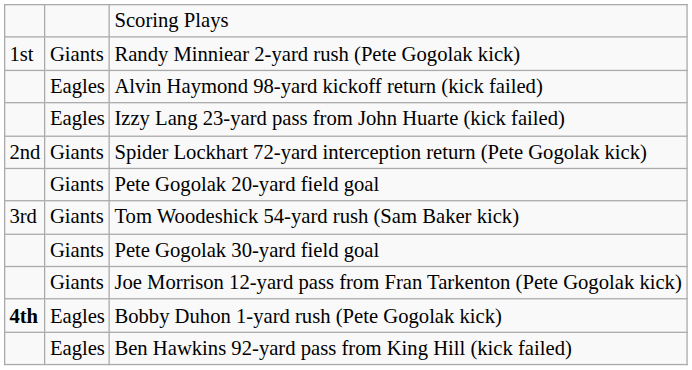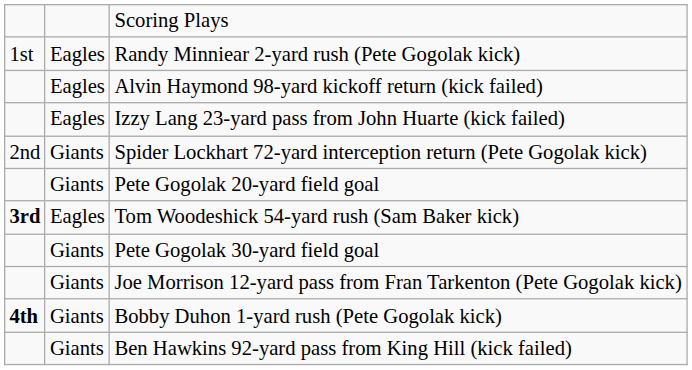(77, 53) Giants -> (77, 53) Eagles
(23, 217) normal -> (25, 217) bold
(77, 217) Giants -> (77, 217) Eagles
(77, 315) Eagles -> (77, 315) Giants
(77, 348) Eagles -> (77, 348) Giants
